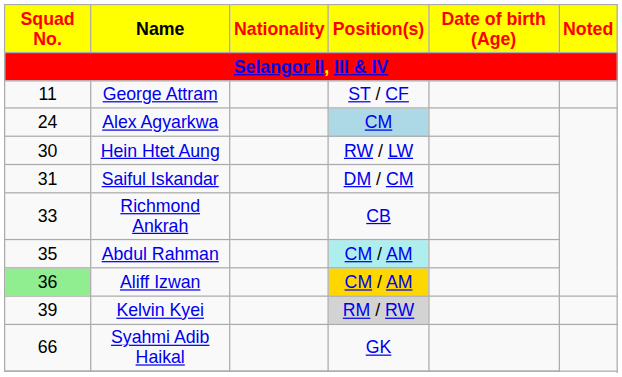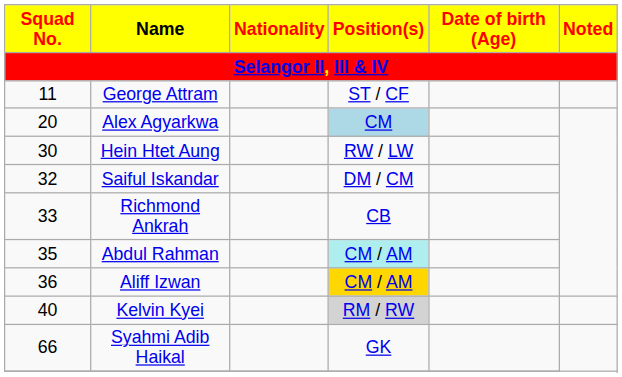(48, 123) 24 -> (48, 123) 20
(48, 179) 31 -> (48, 179) 32
(48, 282) lightgreen background -> (48, 282) no background
(48, 310) 39 -> (48, 310) 40
